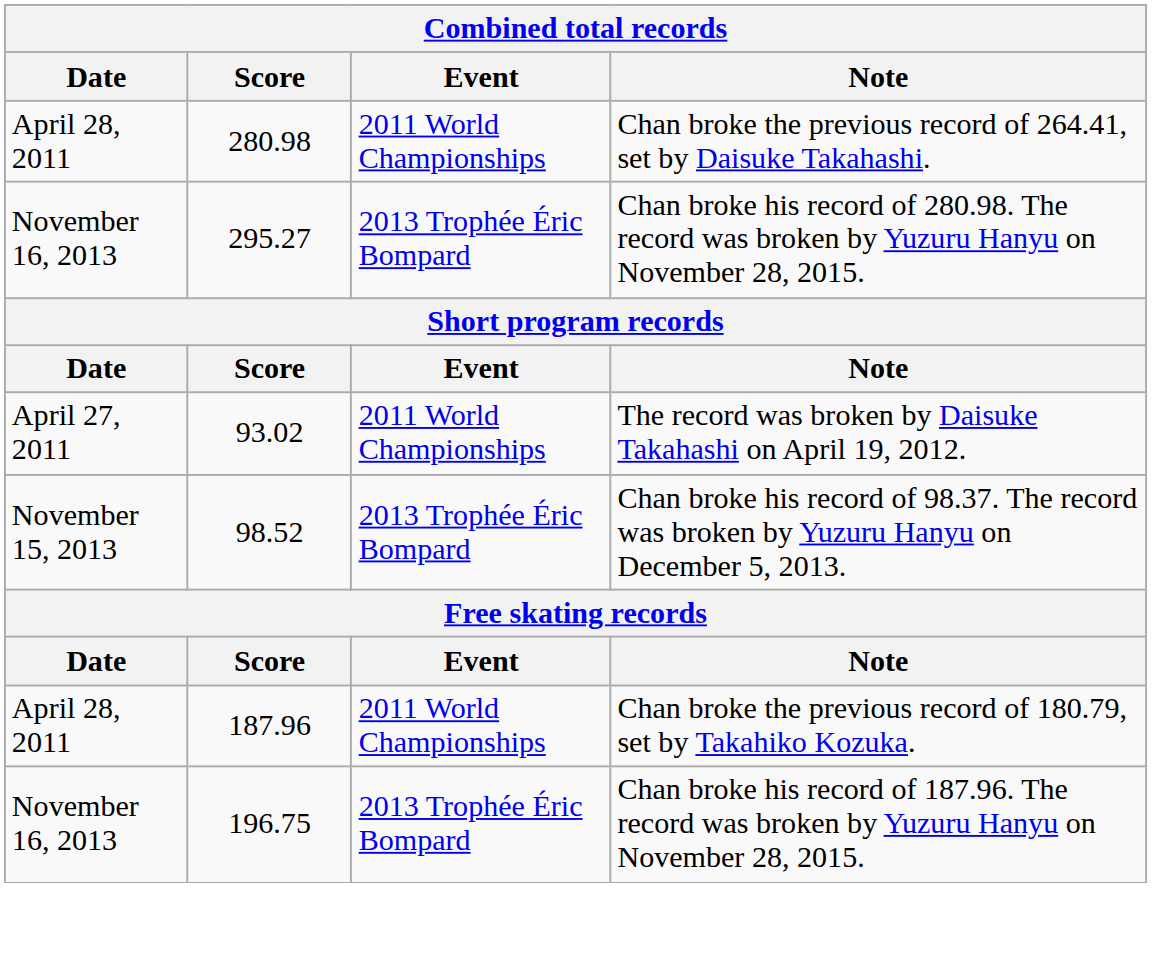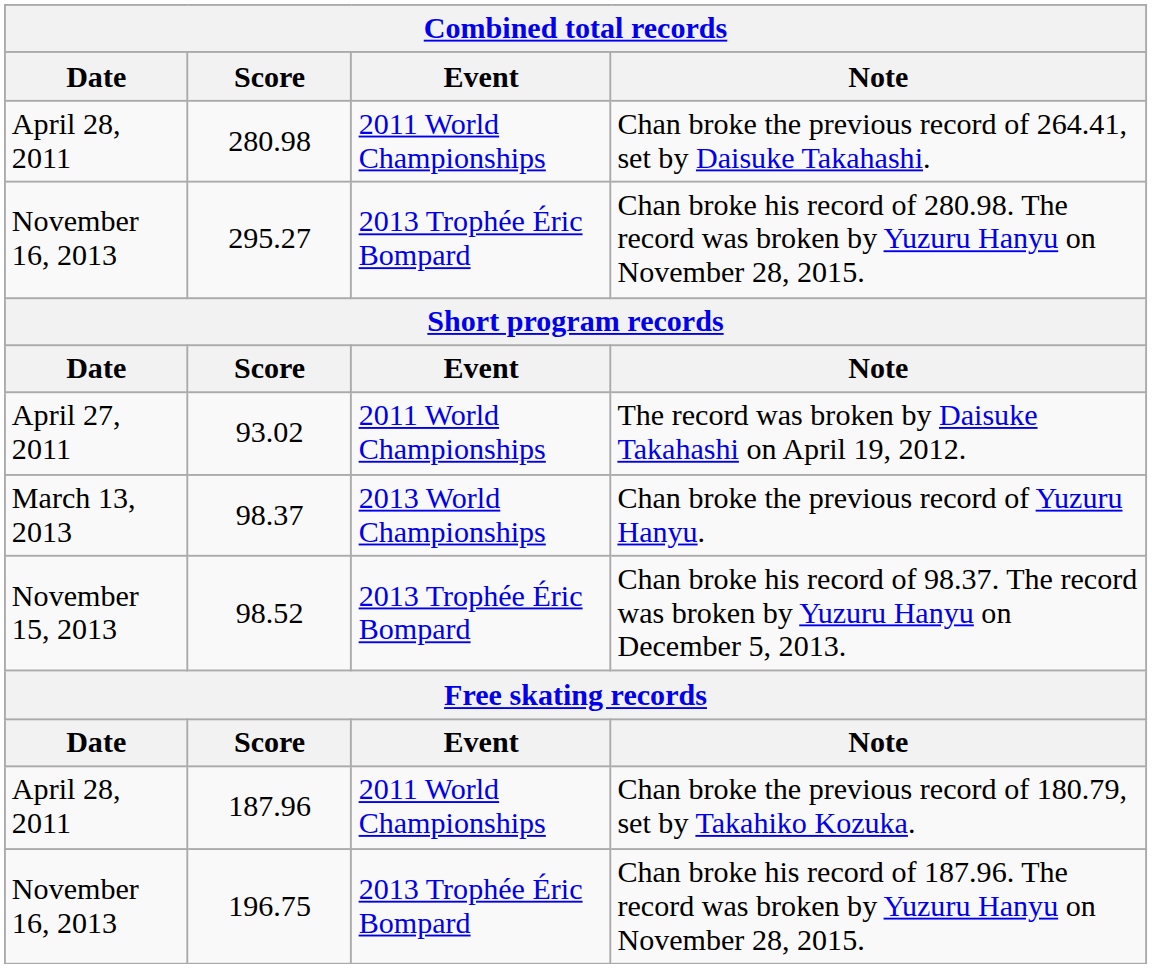+ row: (870, 514)
